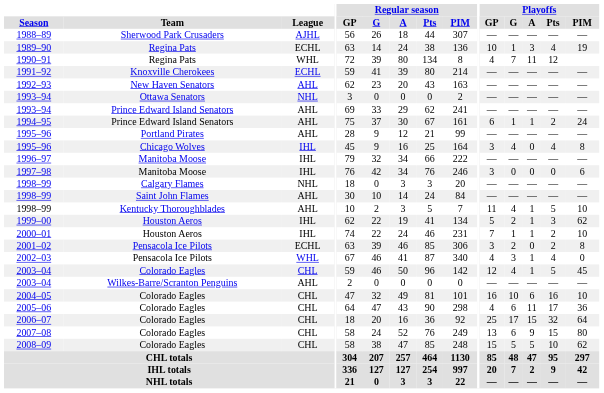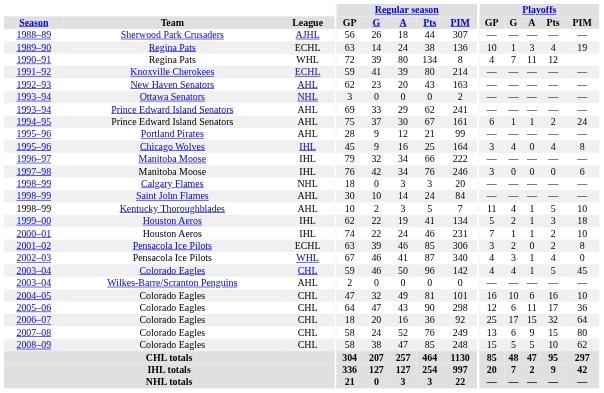(582, 221) 62 -> (582, 221) 18
(492, 270) 12 -> (492, 270) 4
(492, 307) 4 -> (492, 307) 12
